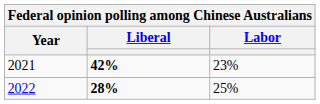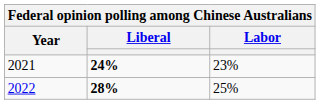(105, 66) 42% -> (105, 66) 24%
